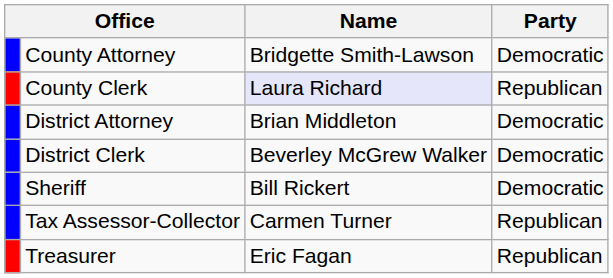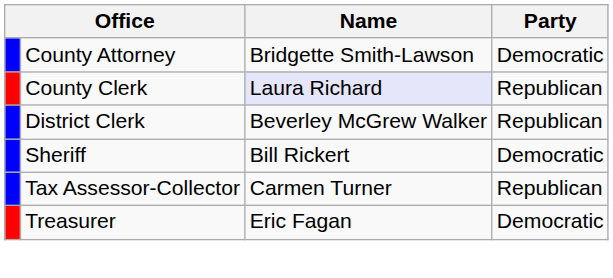- row: (99, 121)
(550, 155) Democratic -> (550, 121) Republican
(550, 255) Republican -> (550, 222) Democratic
